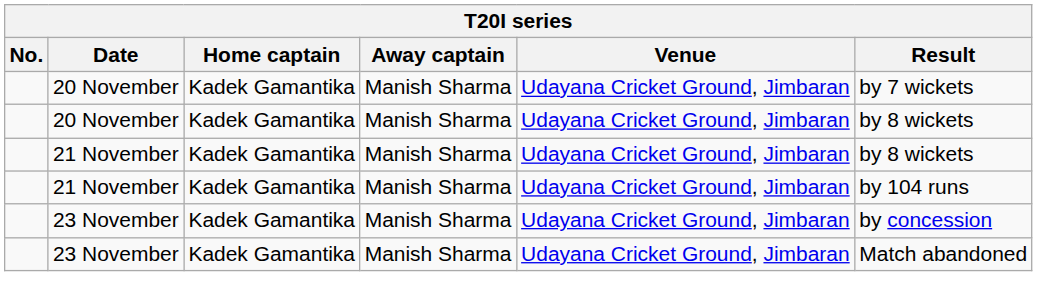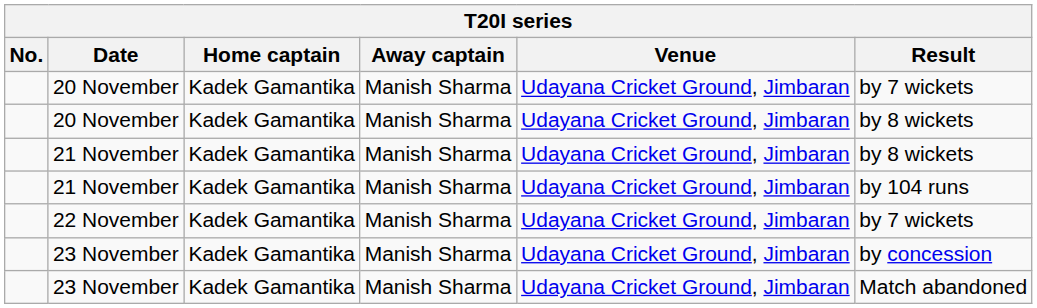+ row: (26, 221)
